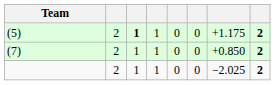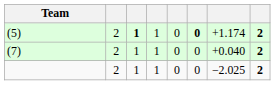(197, 32) normal -> (197, 32) bold
(229, 32) +1.175 -> (229, 32) +1.174
(229, 51) +0.850 -> (229, 51) +0.040
